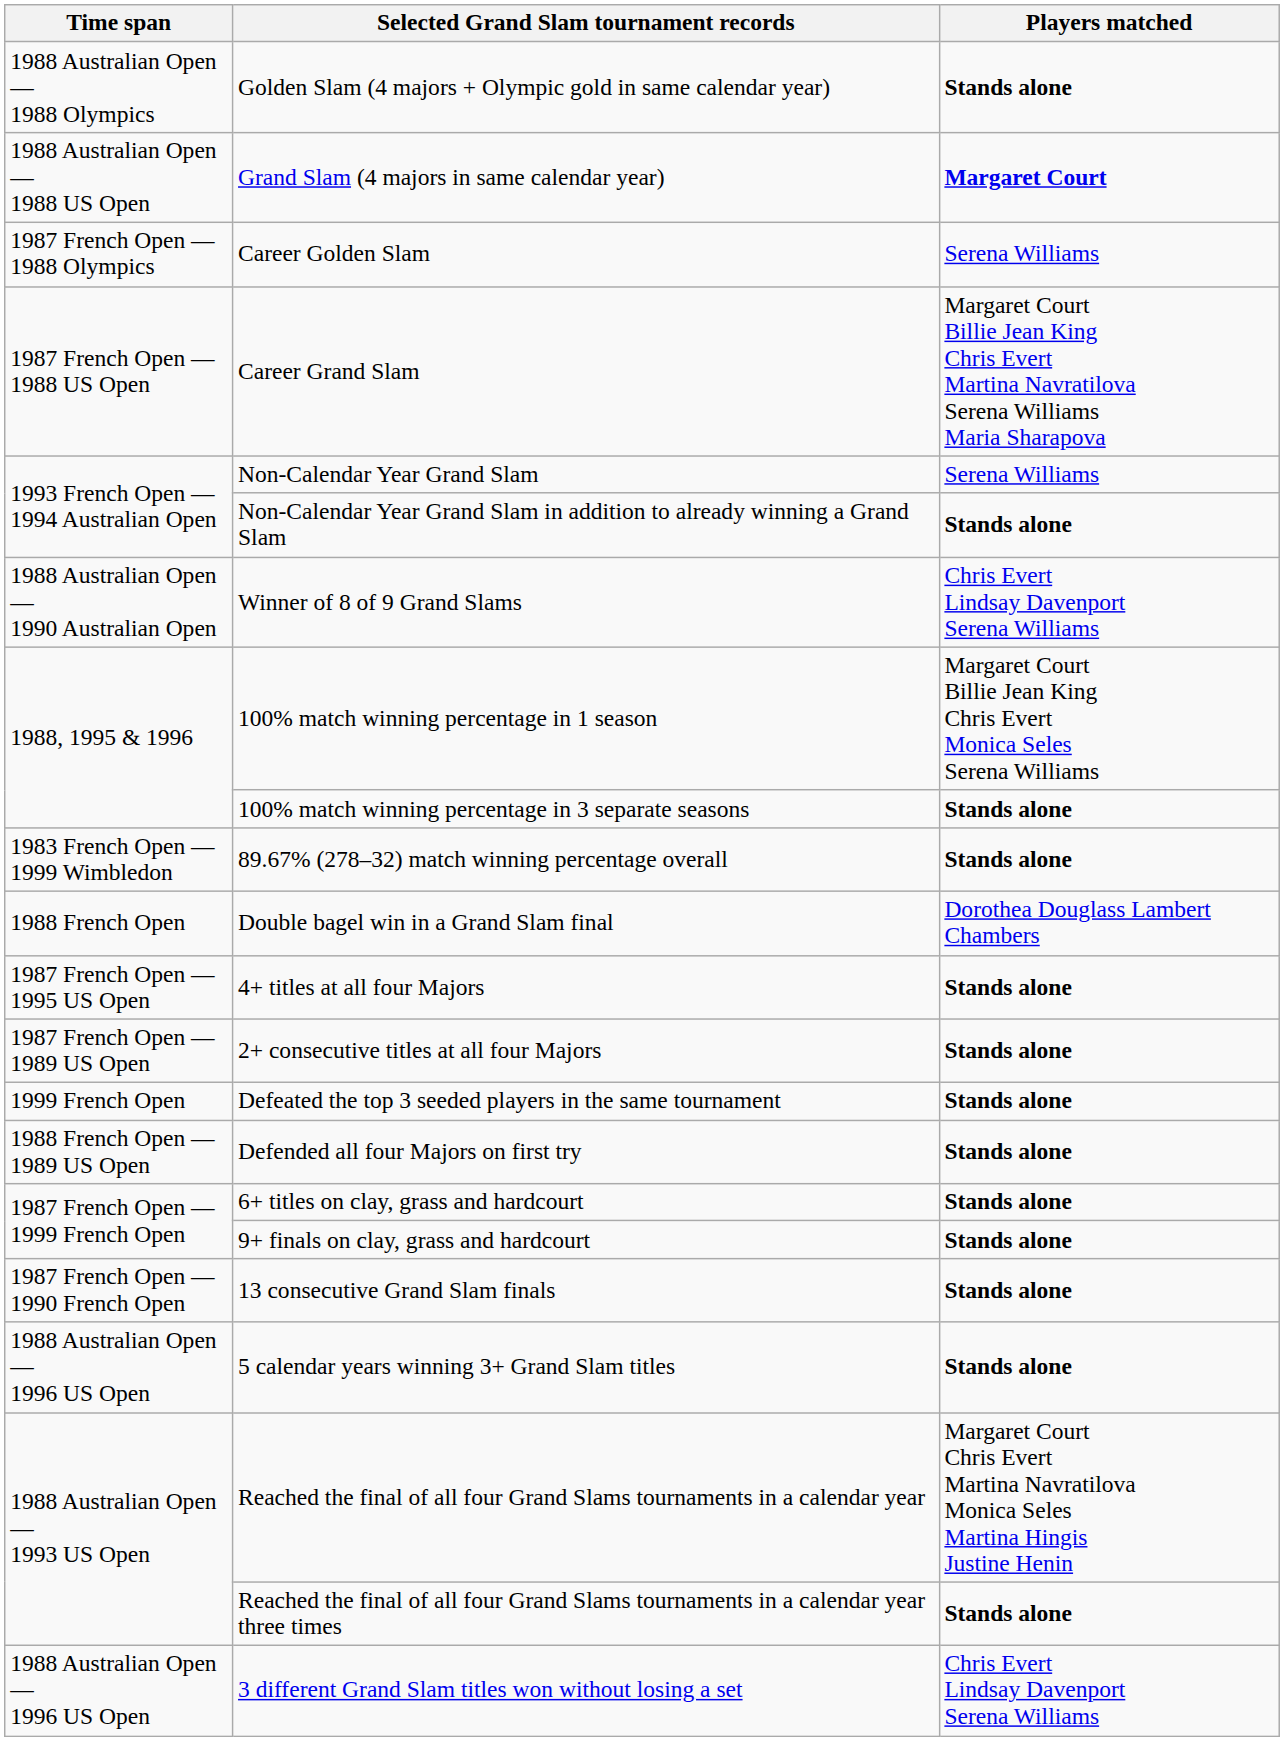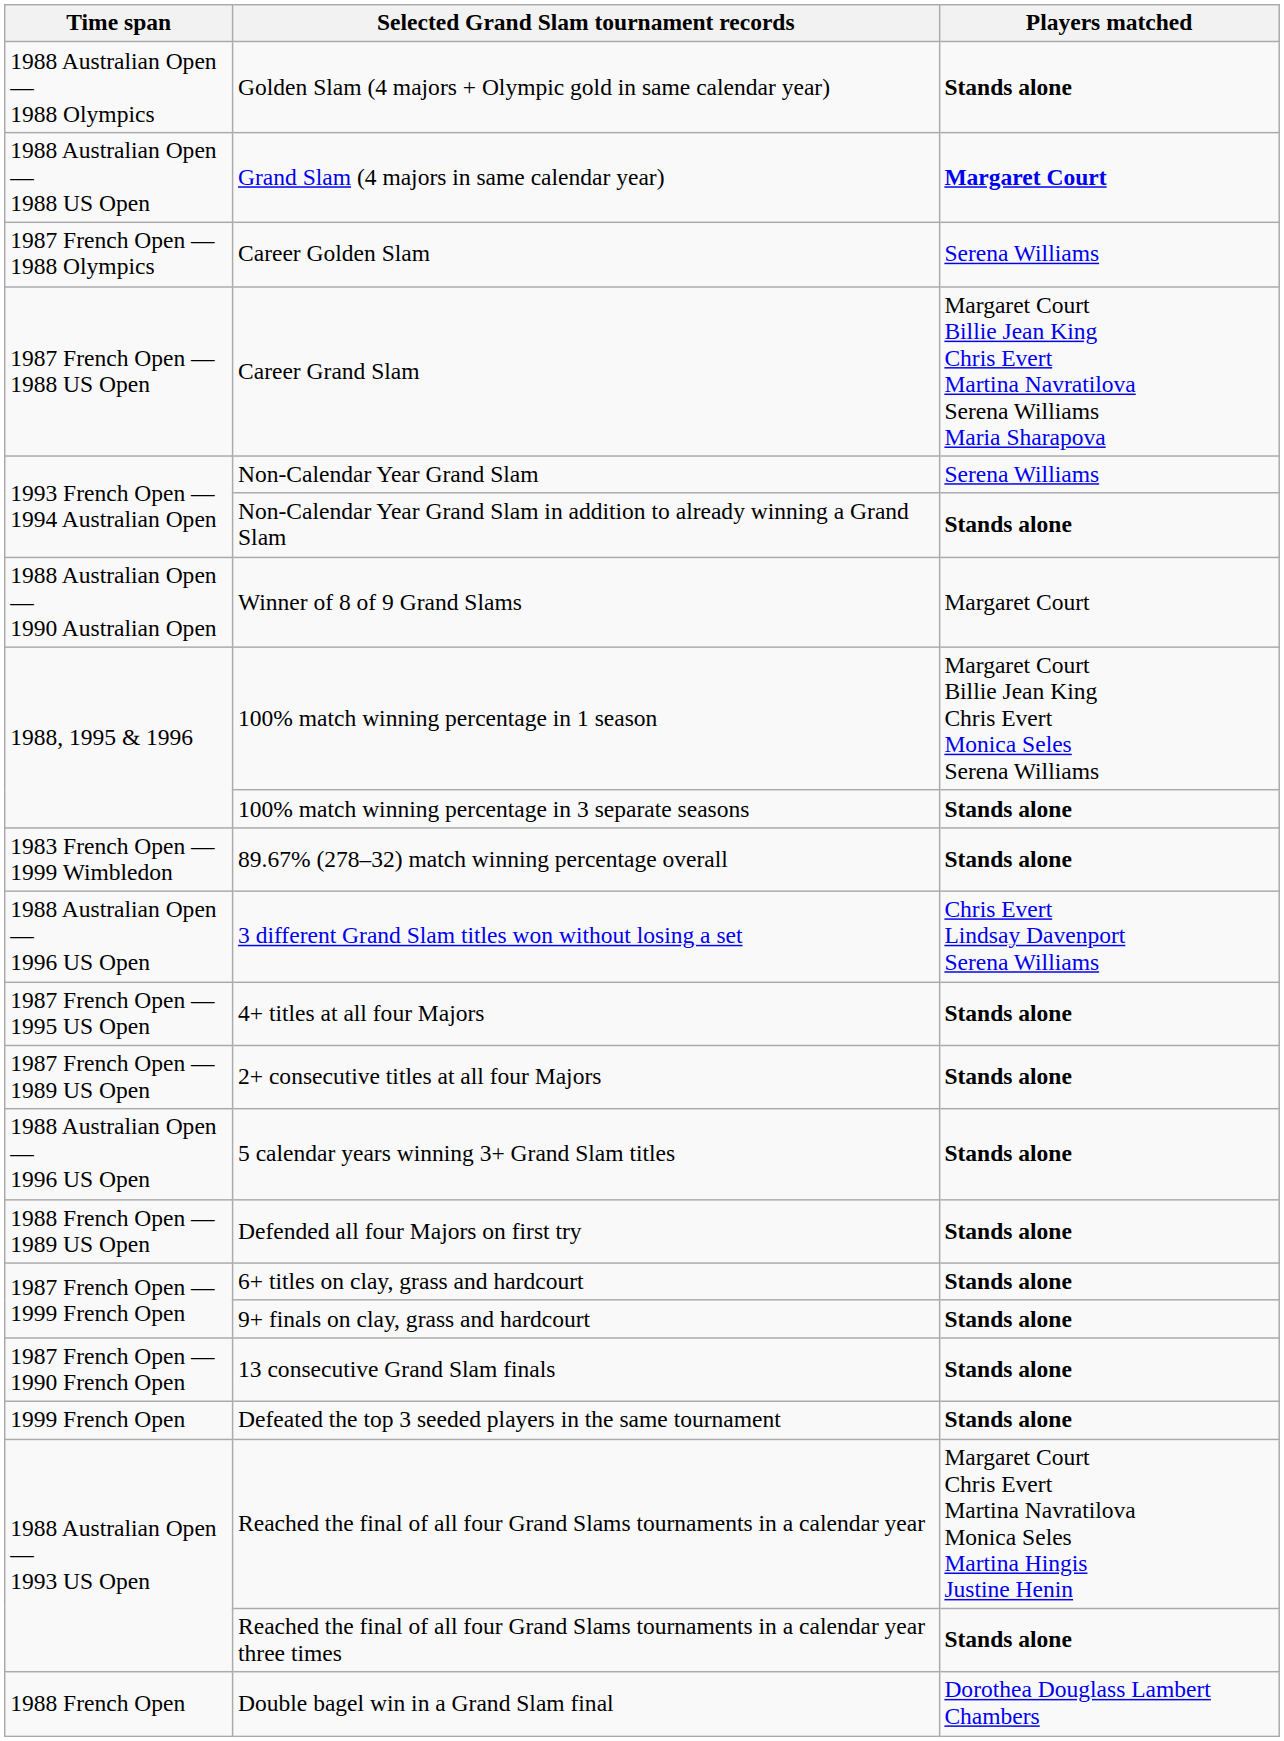(1035, 601) Chris Evert Lindsay Davenport Serena Williams -> (1017, 601) Margaret Court
rows swapped: (426, 922) <-> (490, 1690)
rows swapped: (457, 1366) <-> (509, 1101)
